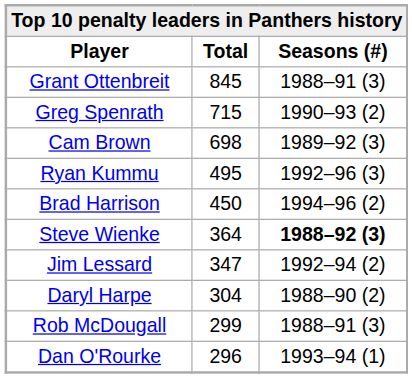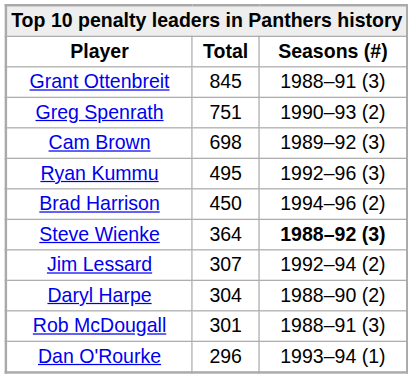(226, 112) 715 -> (226, 112) 751
(226, 264) 347 -> (226, 264) 307
(226, 325) 299 -> (226, 325) 301
